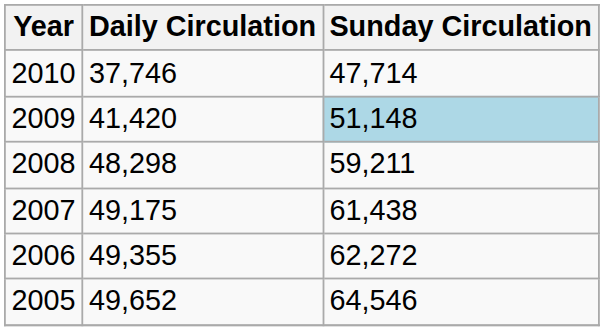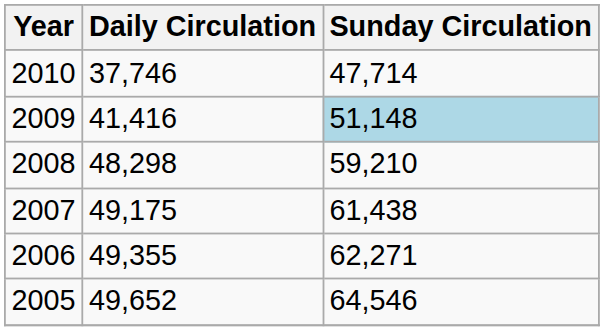(133, 118) 41,420 -> (133, 118) 41,416
(372, 164) 59,211 -> (373, 164) 59,210
(373, 255) 62,272 -> (373, 255) 62,271
